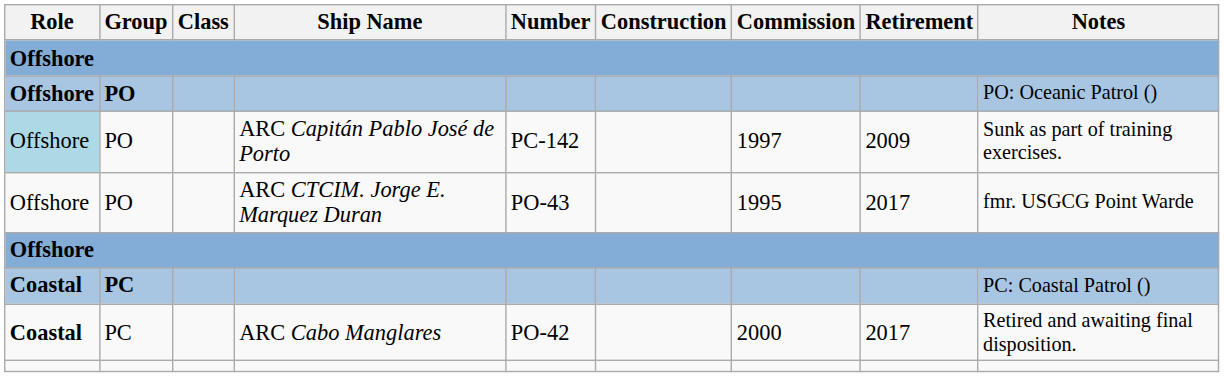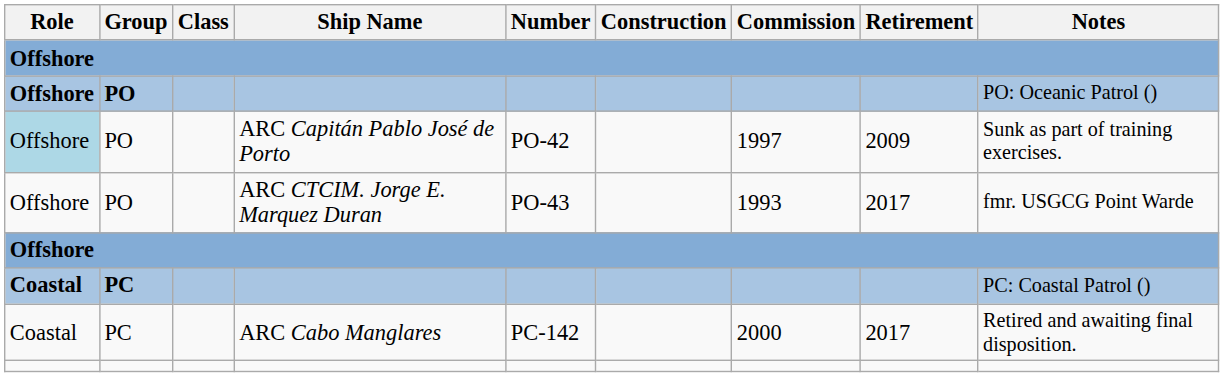(545, 141) PC-142 -> (540, 141) PO-42
(759, 202) 1995 -> (759, 202) 1993
(46, 332) bold -> (43, 332) normal
(540, 332) PO-42 -> (545, 332) PC-142
